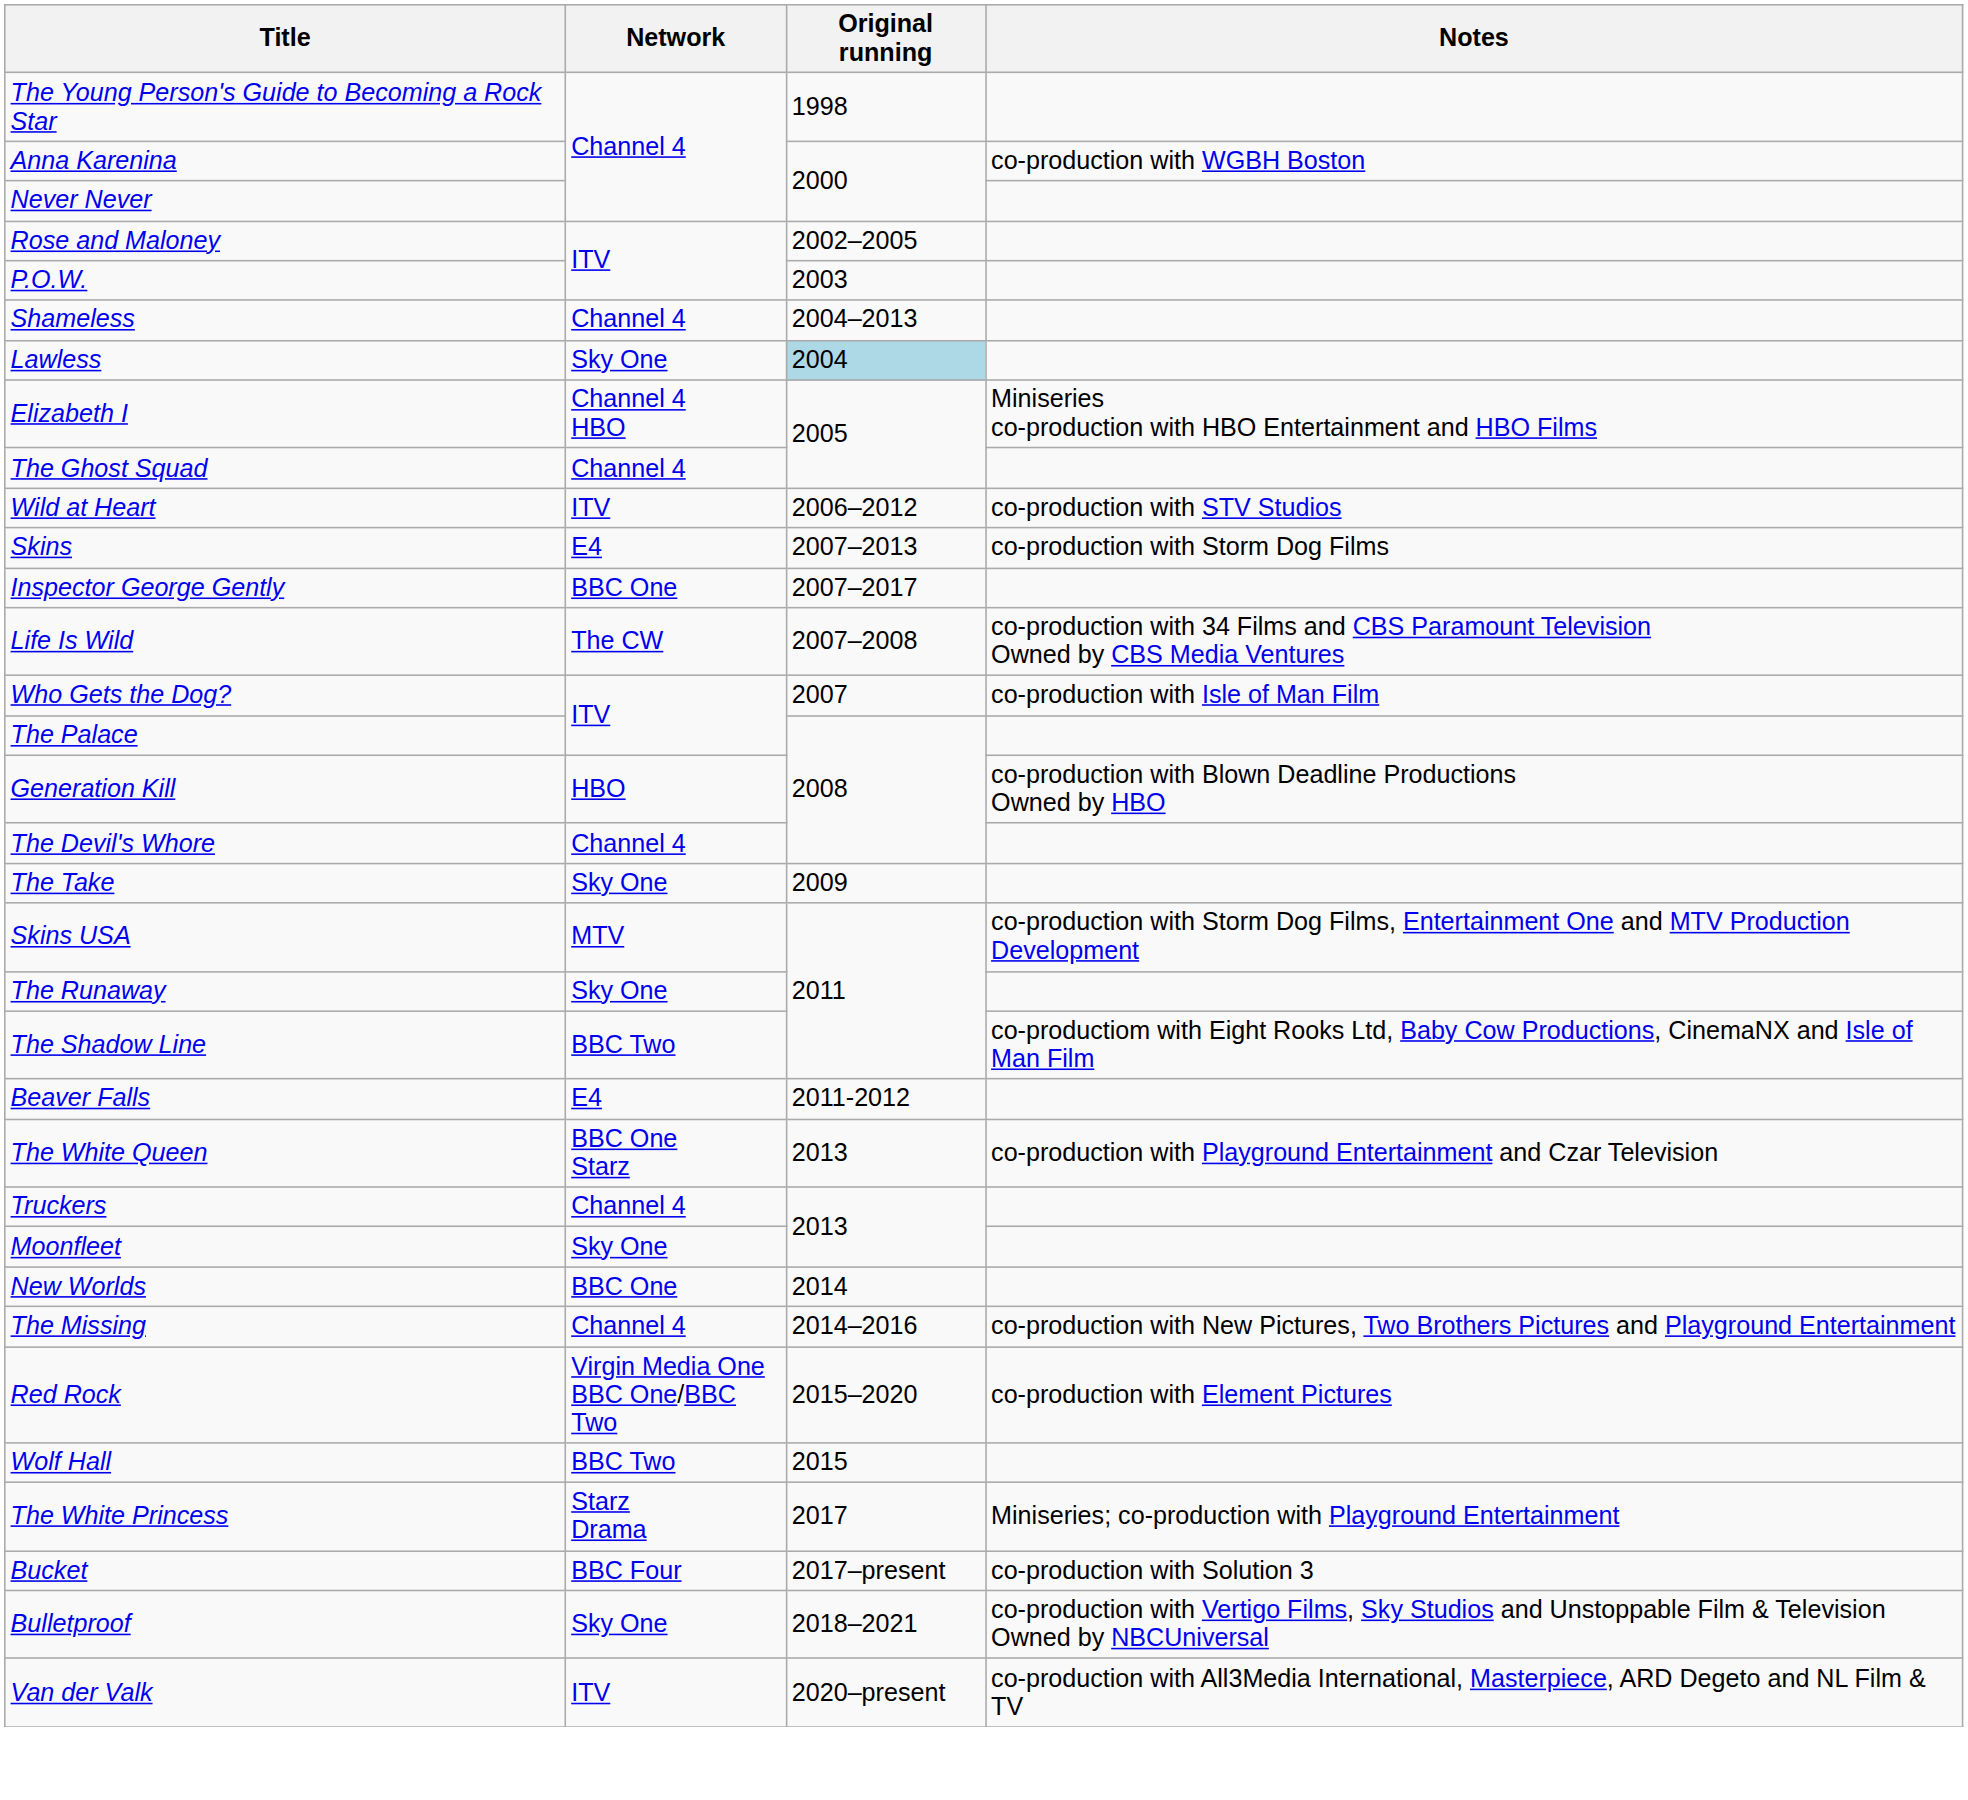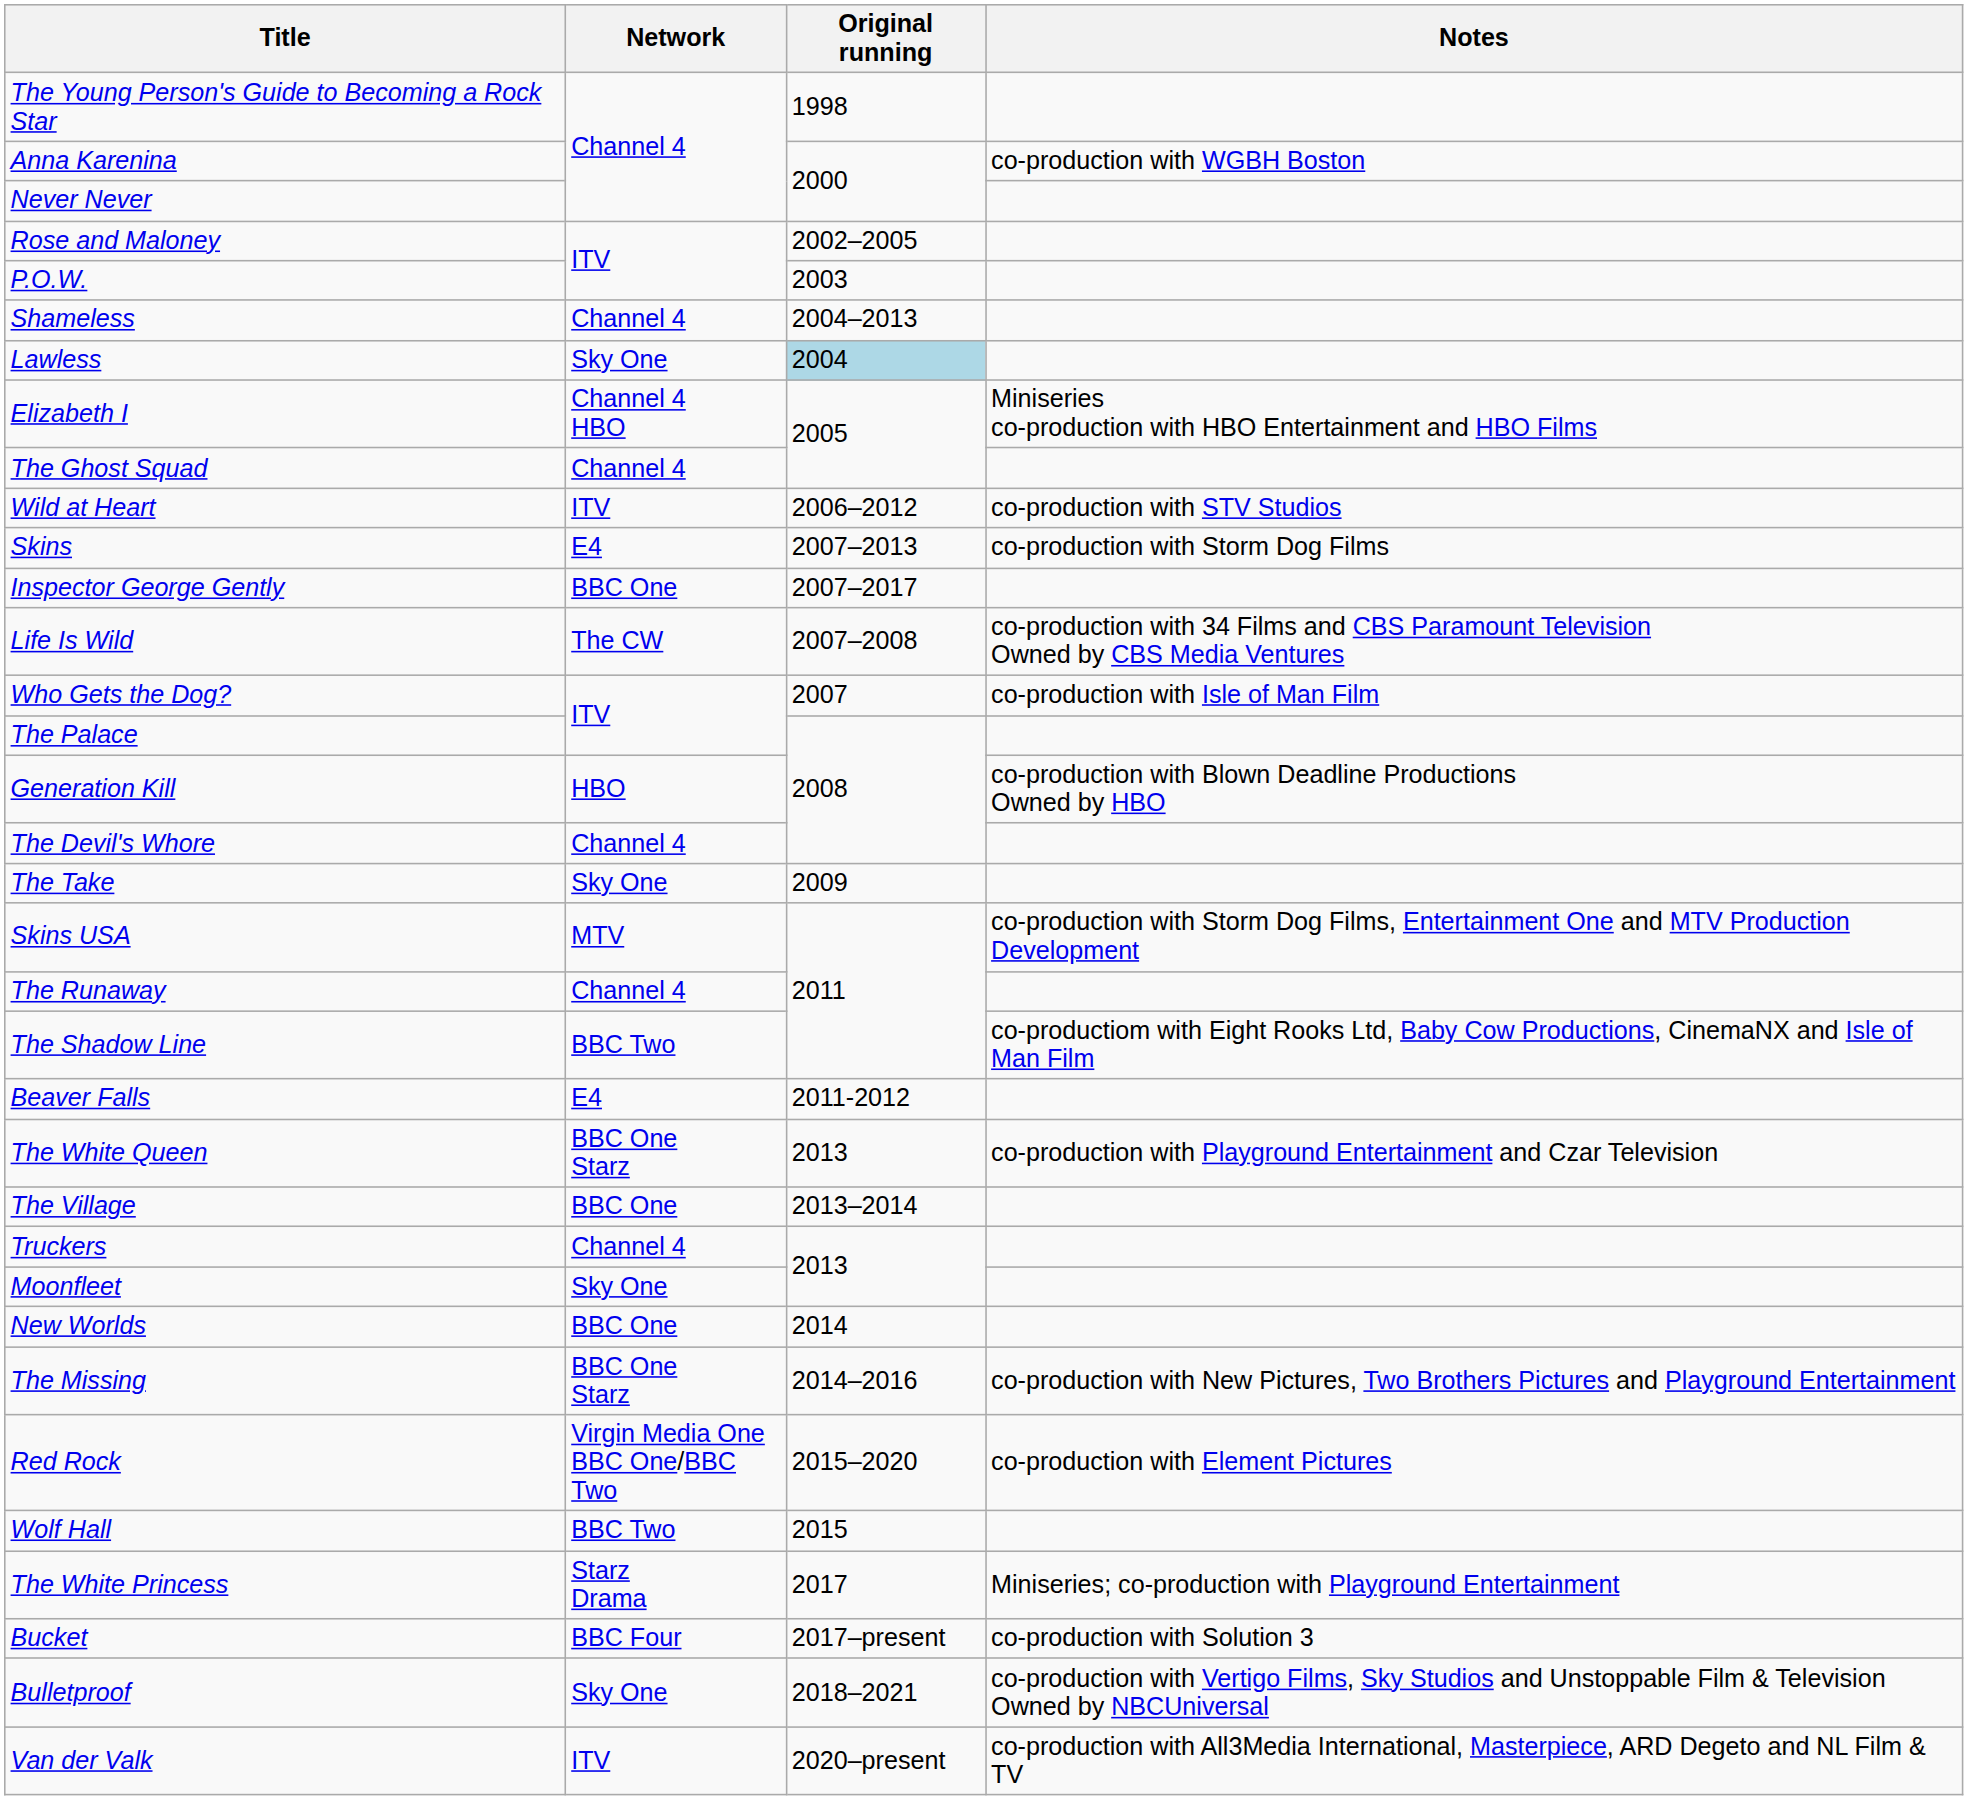(619, 990) Sky One -> (628, 990) Channel 4
+ row: (73, 1206)
(628, 1326) Channel 4 -> (624, 1380) BBC One Starz
